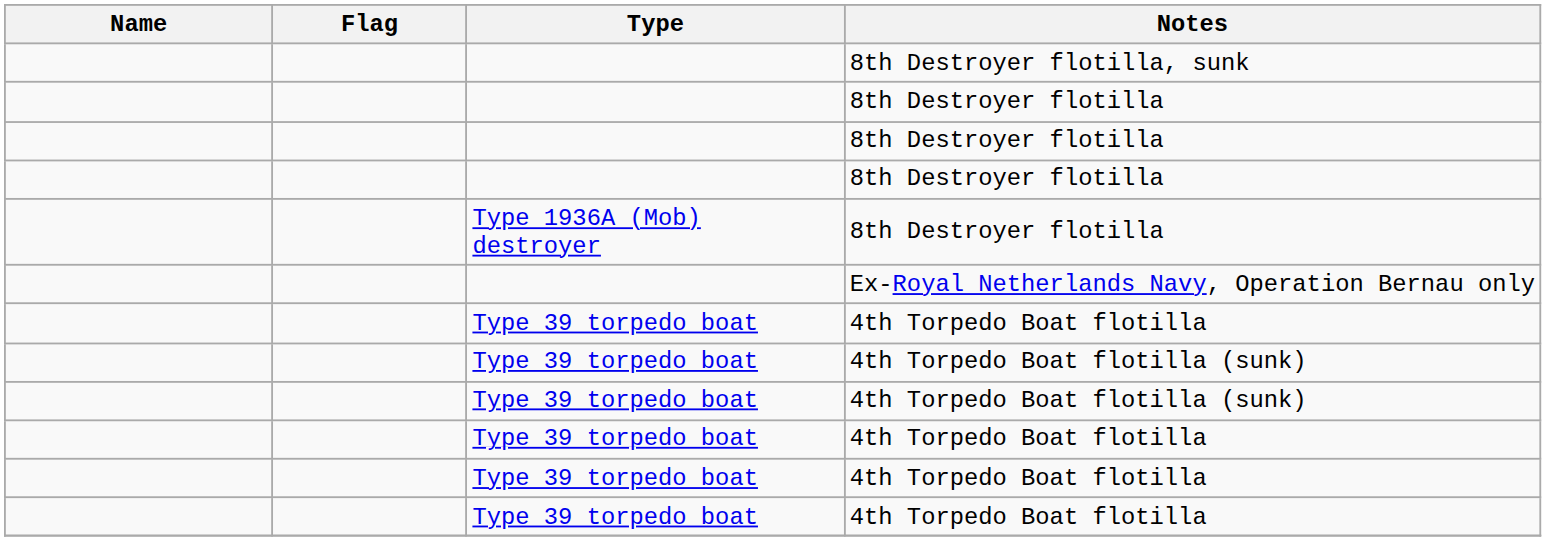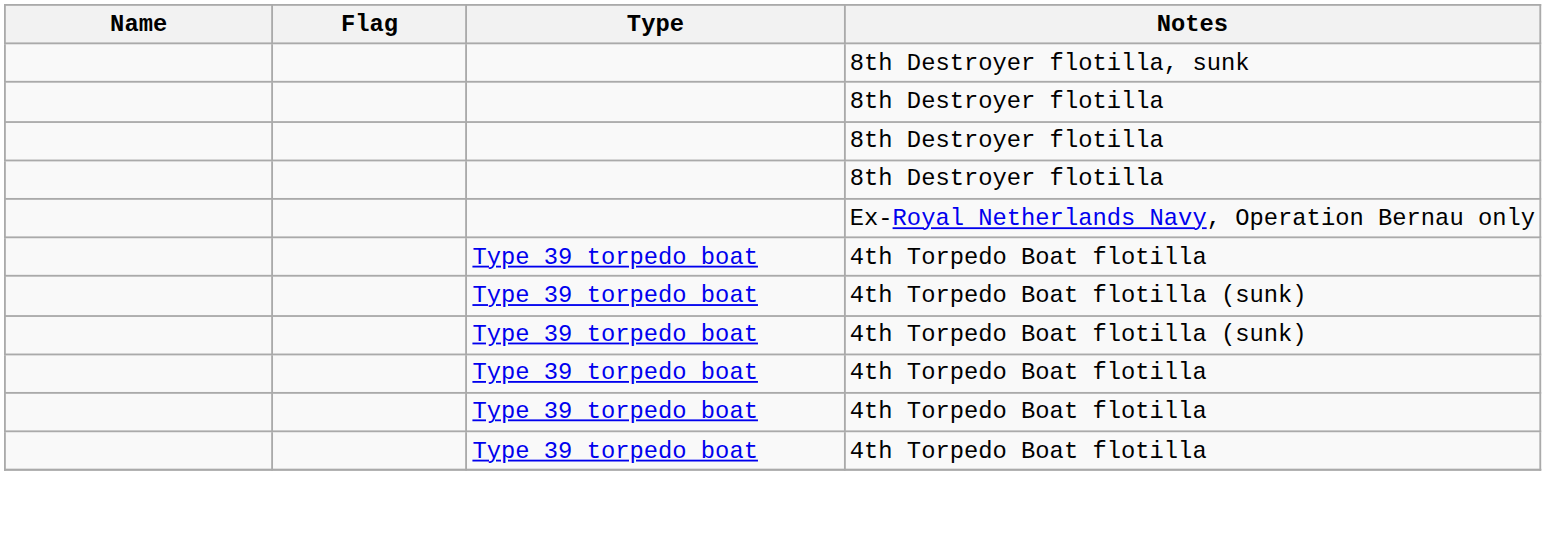- row: (587, 232)
